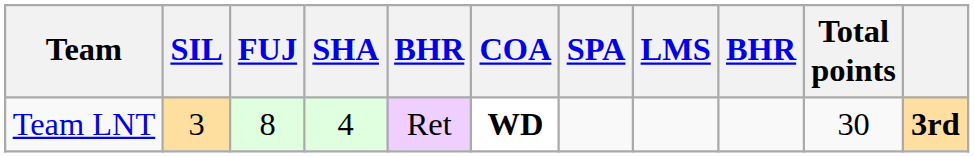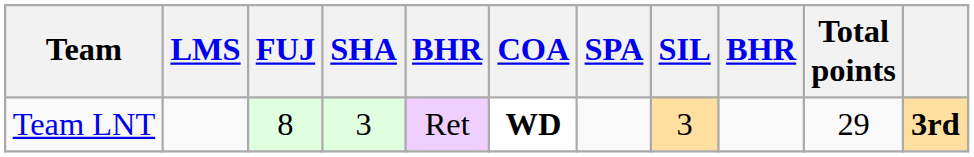columns swapped: (196, 50) <-> (676, 50)
(346, 123) 4 -> (364, 123) 3
(854, 123) 30 -> (854, 123) 29
